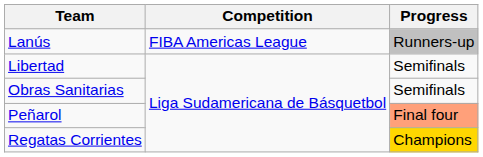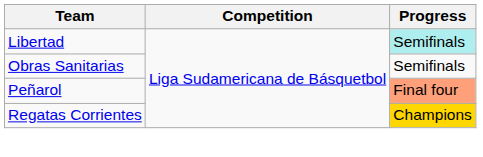- row: (29, 41)
(429, 66) no background -> (429, 41) paleturquoise background
